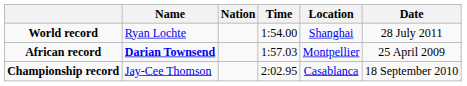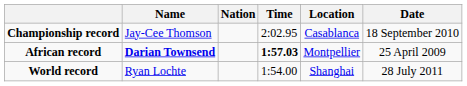rows swapped: (63, 33) <-> (63, 71)
(279, 52) normal -> (279, 52) bold
